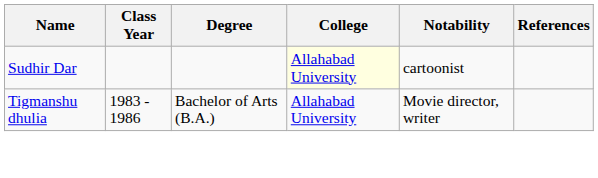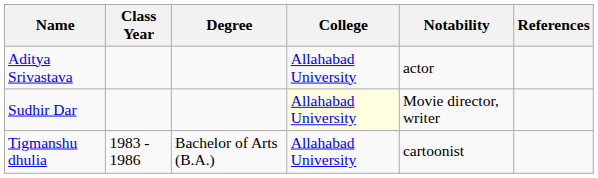+ row: (40, 67)
(434, 67) cartoonist -> (451, 109) Movie director, writer
(451, 109) Movie director, writer -> (434, 151) cartoonist
